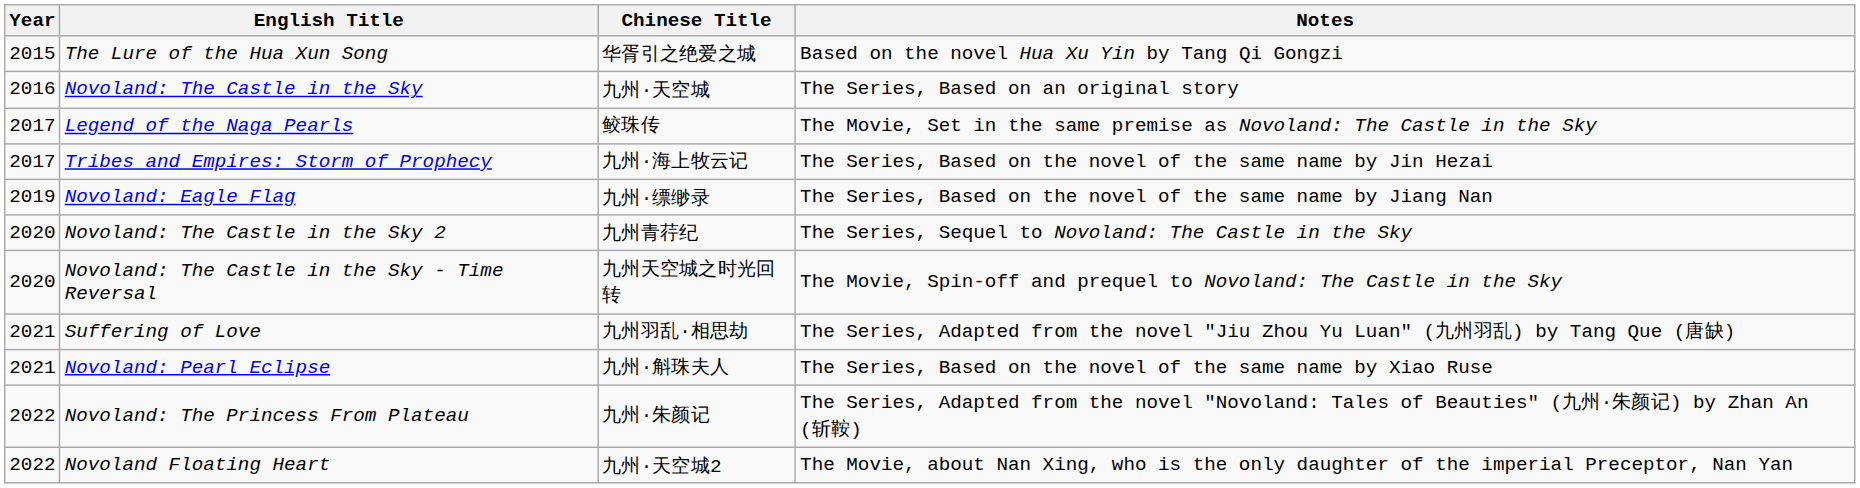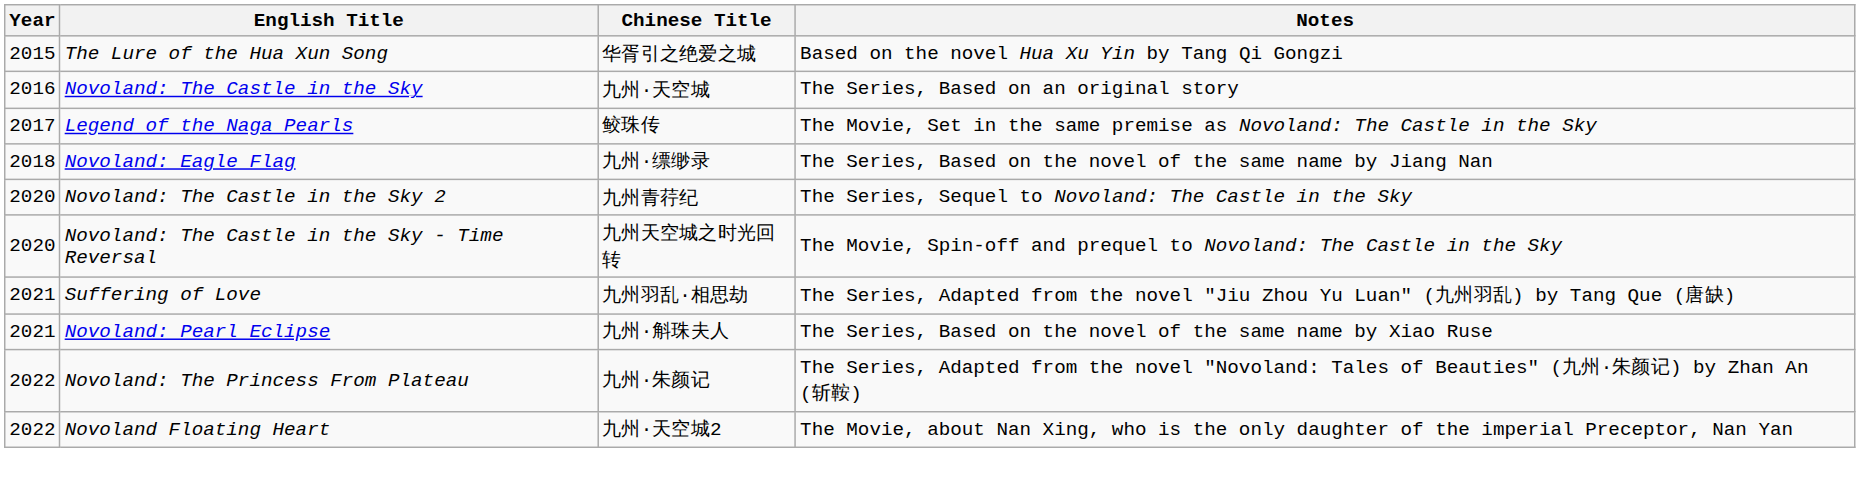- row: (278, 161)
(32, 197) 2019 -> (32, 161) 2018
